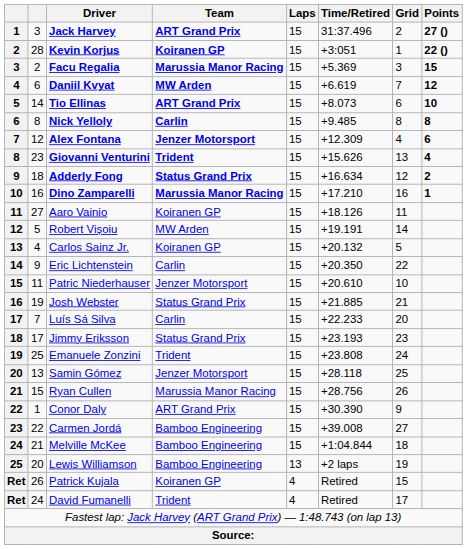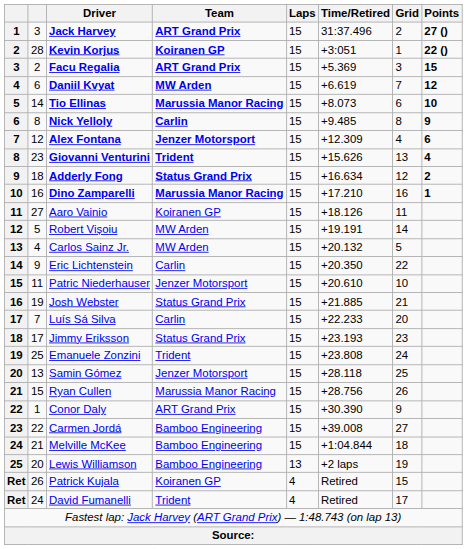(219, 67) Marussia Manor Racing -> (198, 67) ART Grand Prix
(198, 103) ART Grand Prix -> (219, 103) Marussia Manor Racing
(427, 121) 8 -> (427, 121) 9
(188, 247) Koiranen GP -> (182, 247) MW Arden
